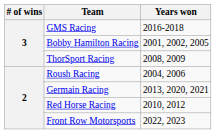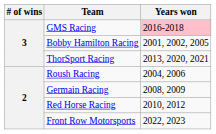(163, 27) no background -> (163, 27) pink background
(164, 59) 2008, 2009 -> (176, 59) 2013, 2020, 2021
(176, 90) 2013, 2020, 2021 -> (164, 90) 2008, 2009
